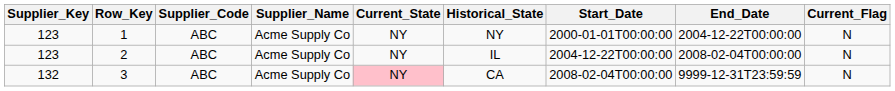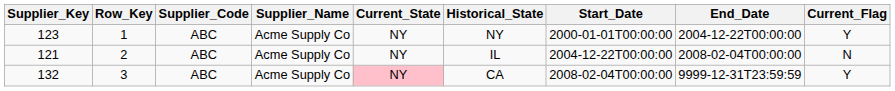(847, 34) N -> (847, 34) Y
(48, 55) 123 -> (48, 55) 121
(847, 75) N -> (847, 75) Y
